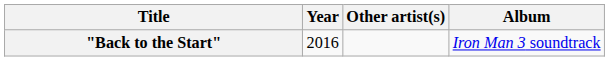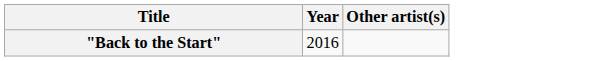- column: (527, 17)
